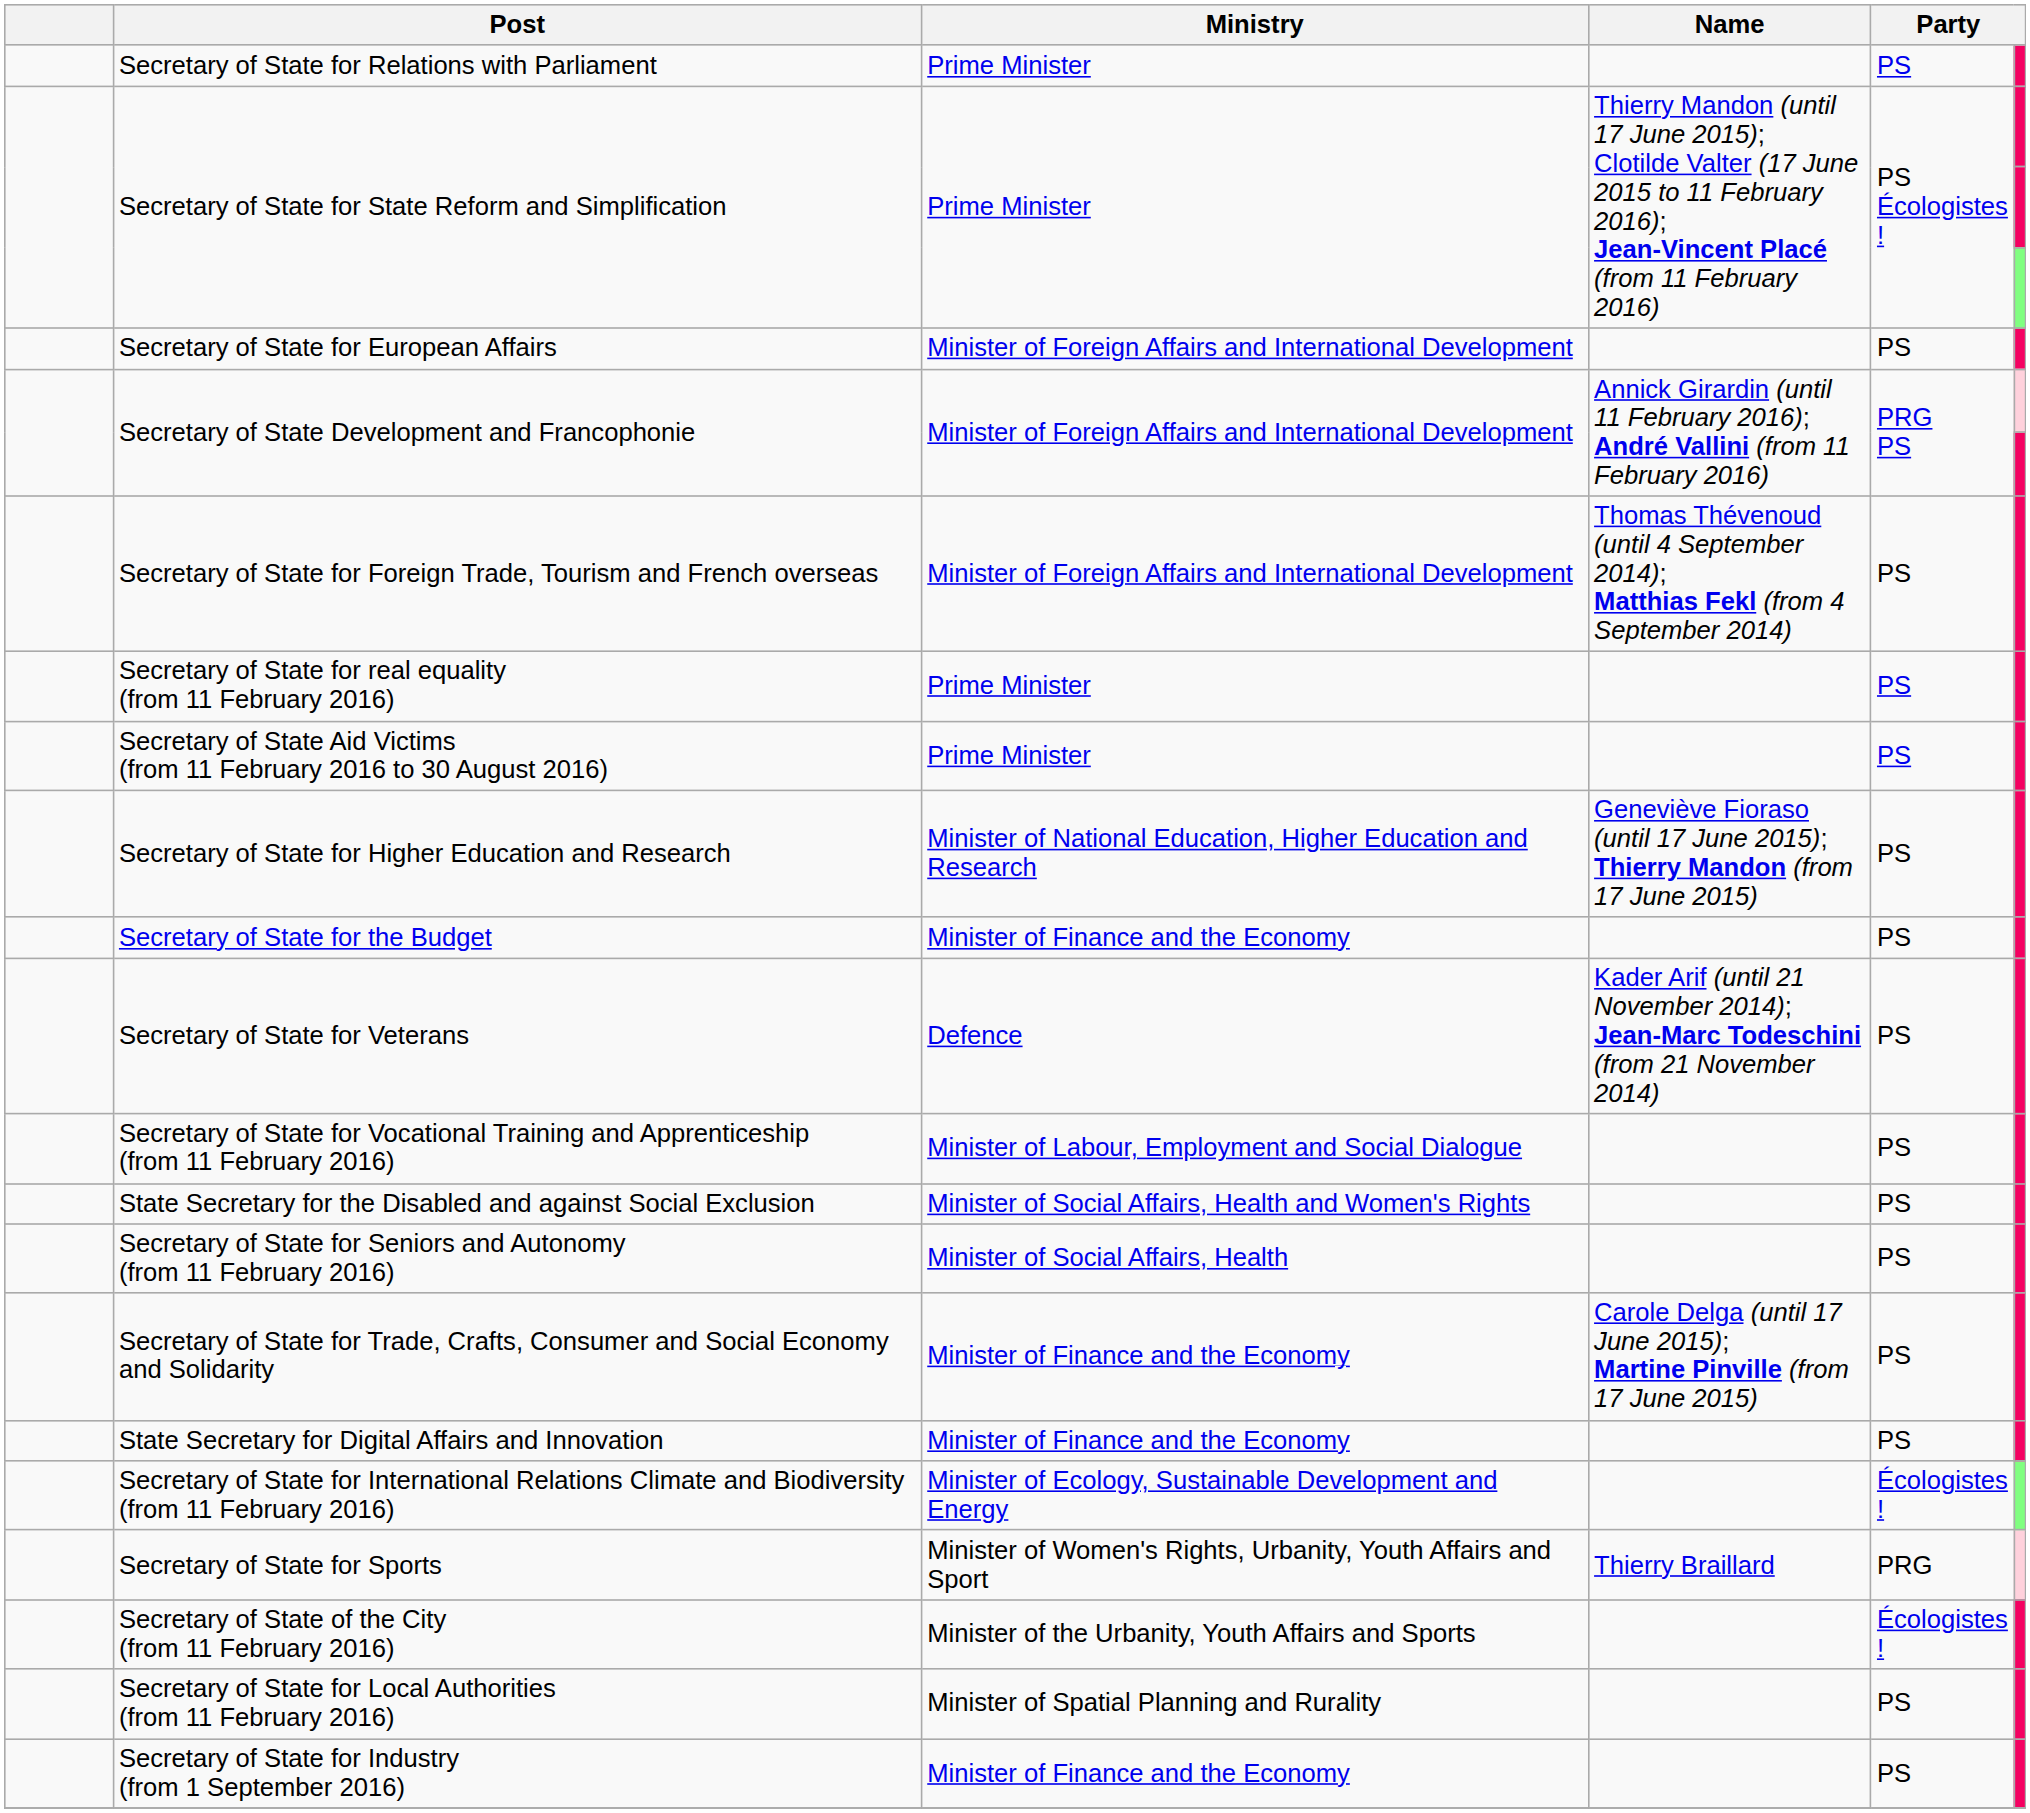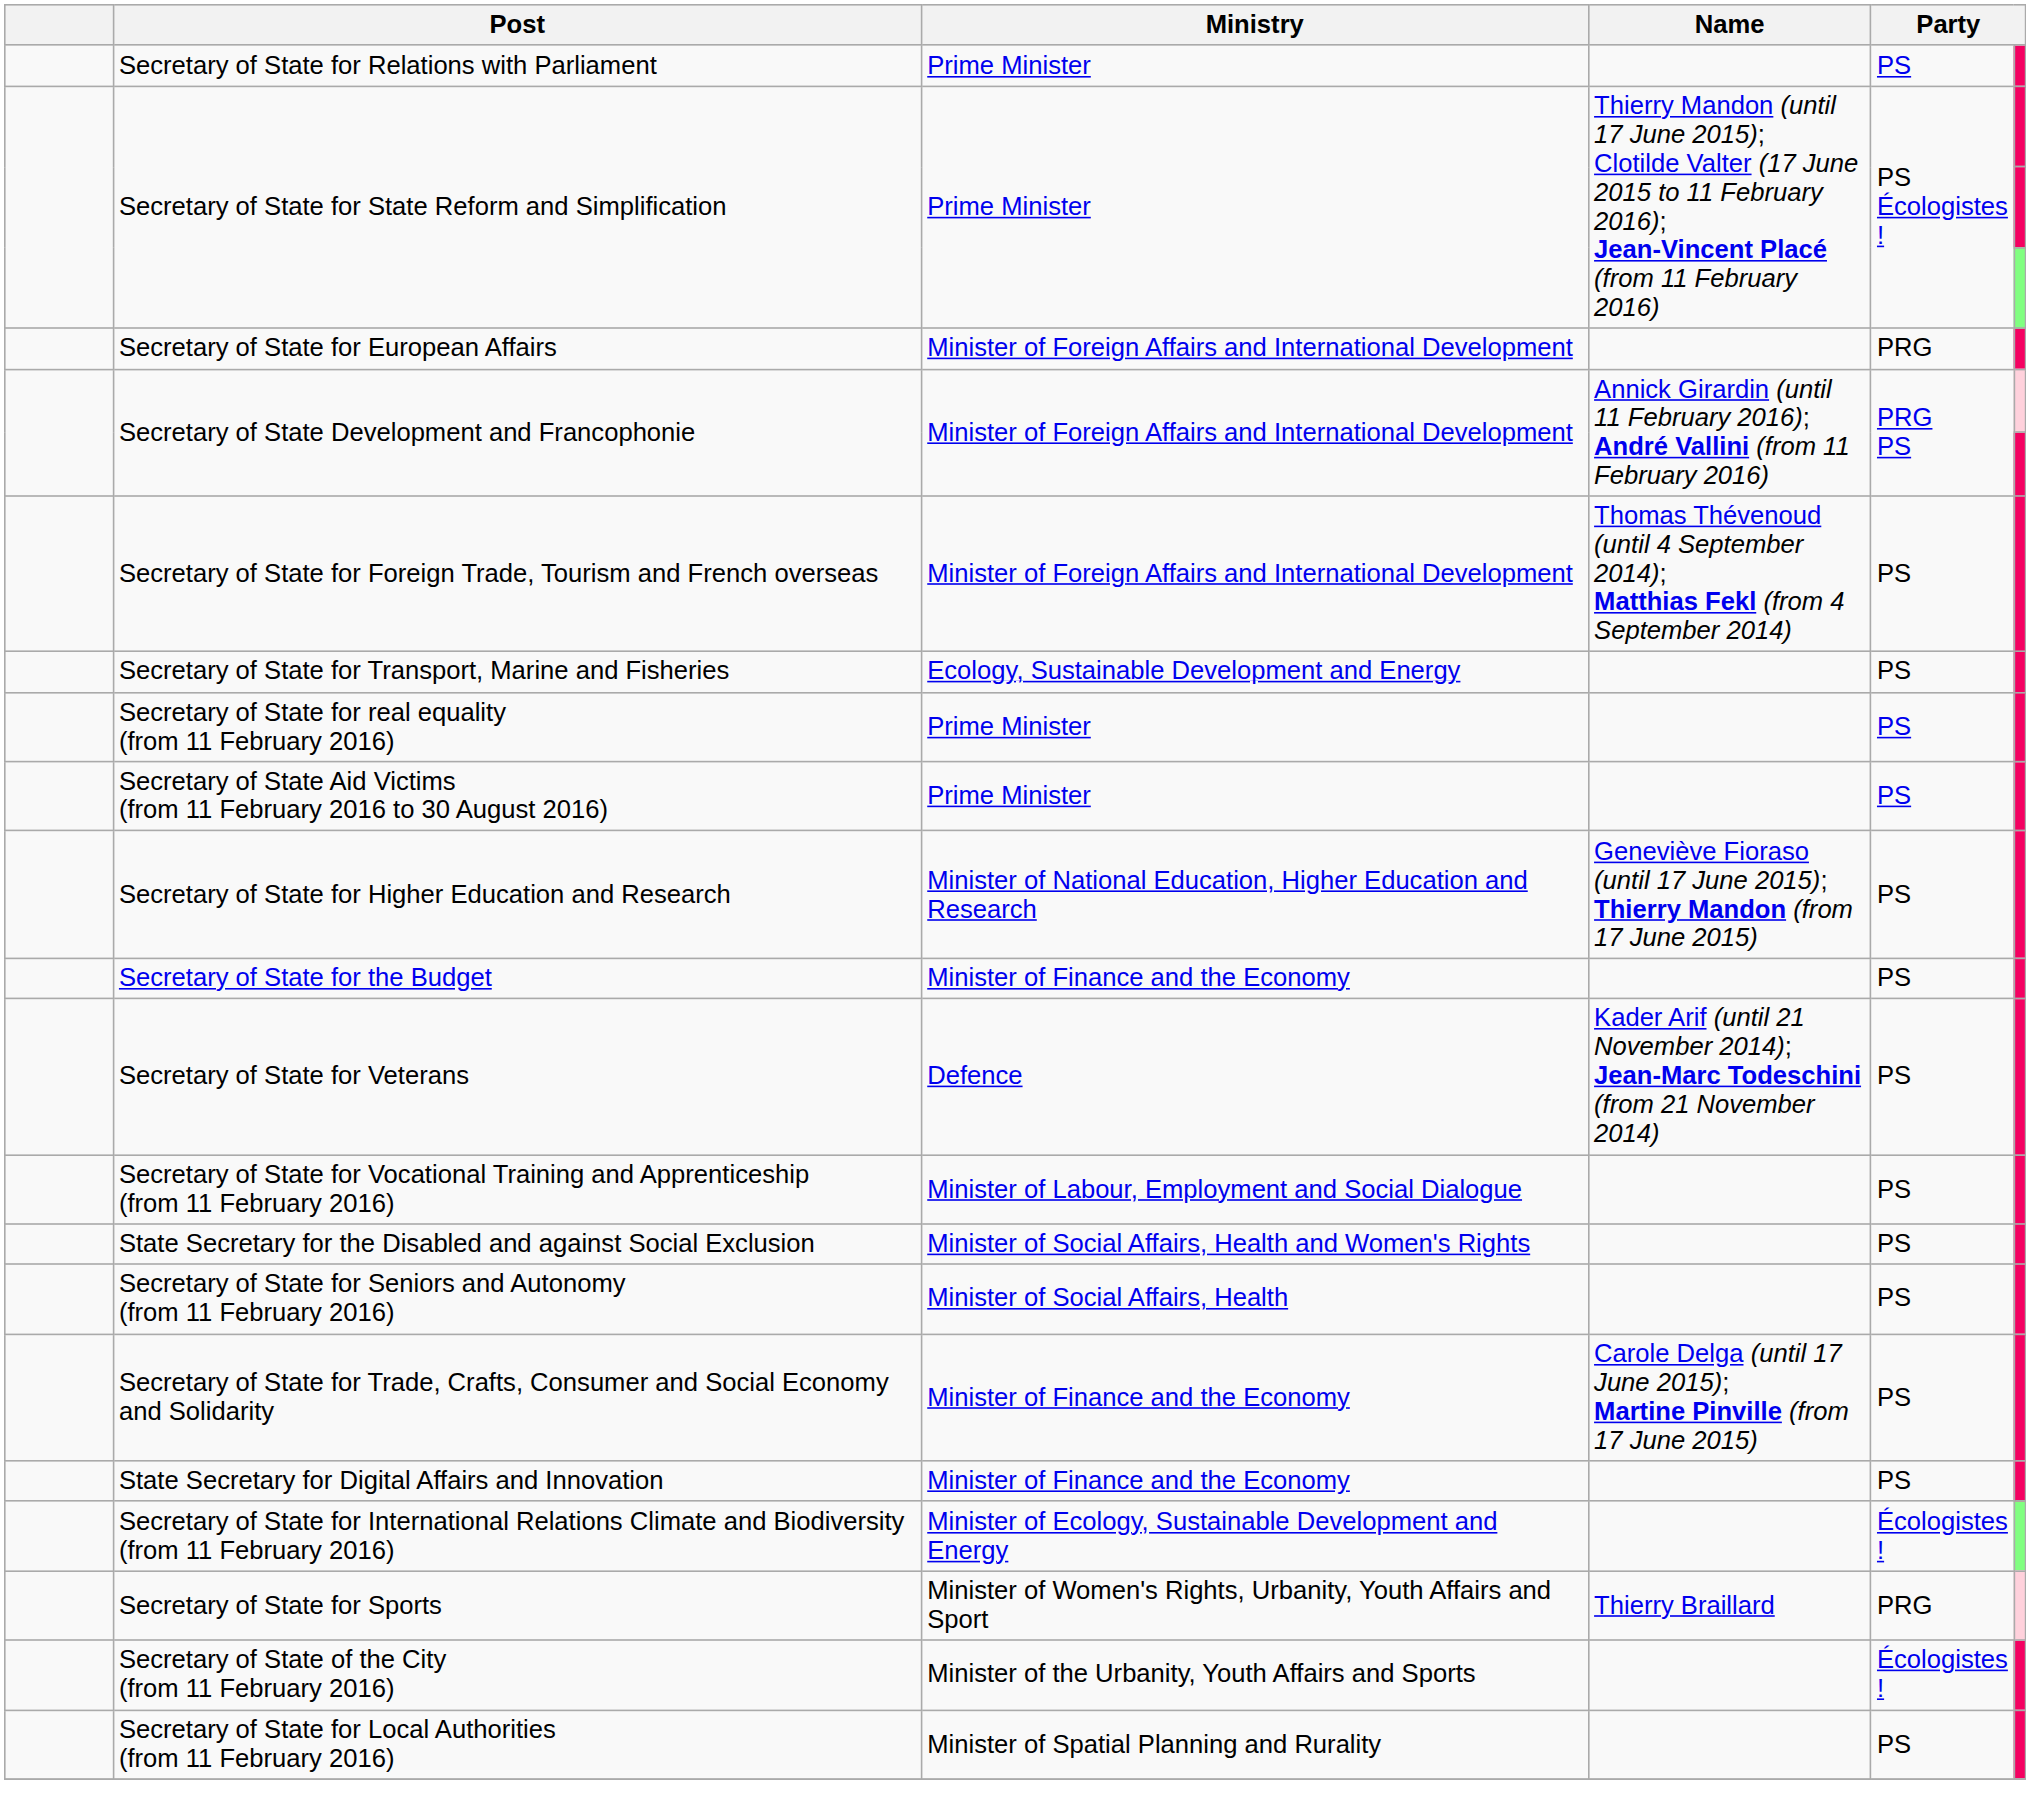(1894, 348) PS -> (1905, 348) PRG
+ row: (424, 671)
- row: (289, 1772)
